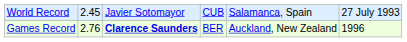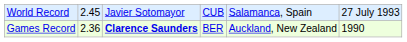(90, 28) 2.76 -> (90, 28) 2.36
(353, 28) 1996 -> (353, 28) 1990
